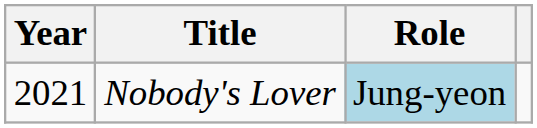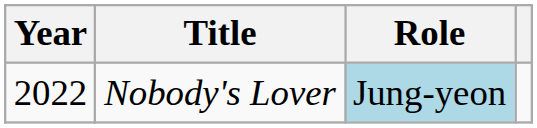(50, 92) 2021 -> (50, 92) 2022
